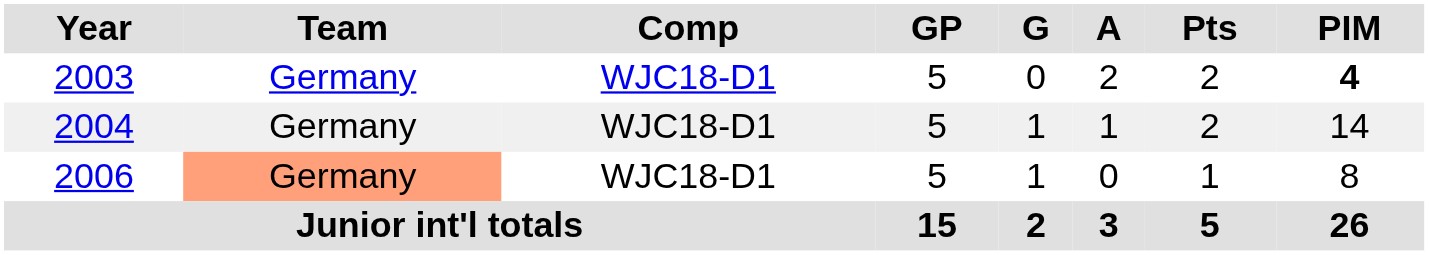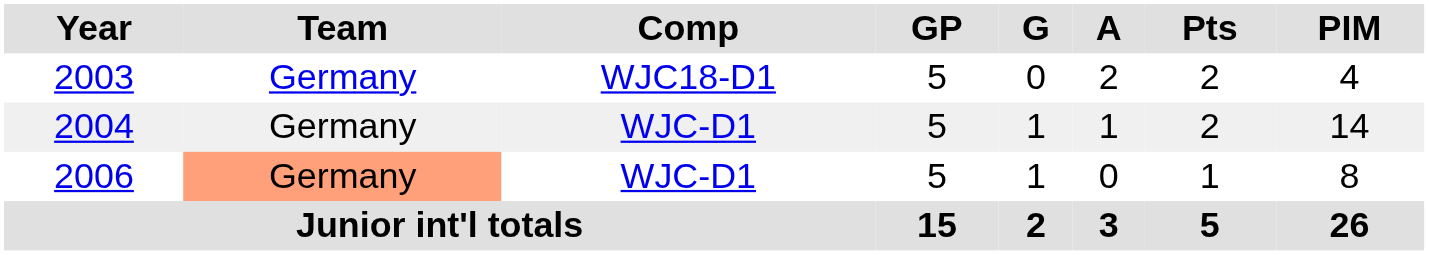(1349, 77) bold -> (1349, 77) normal
(688, 126) WJC18-D1 -> (688, 126) WJC-D1
(688, 175) WJC18-D1 -> (688, 175) WJC-D1
